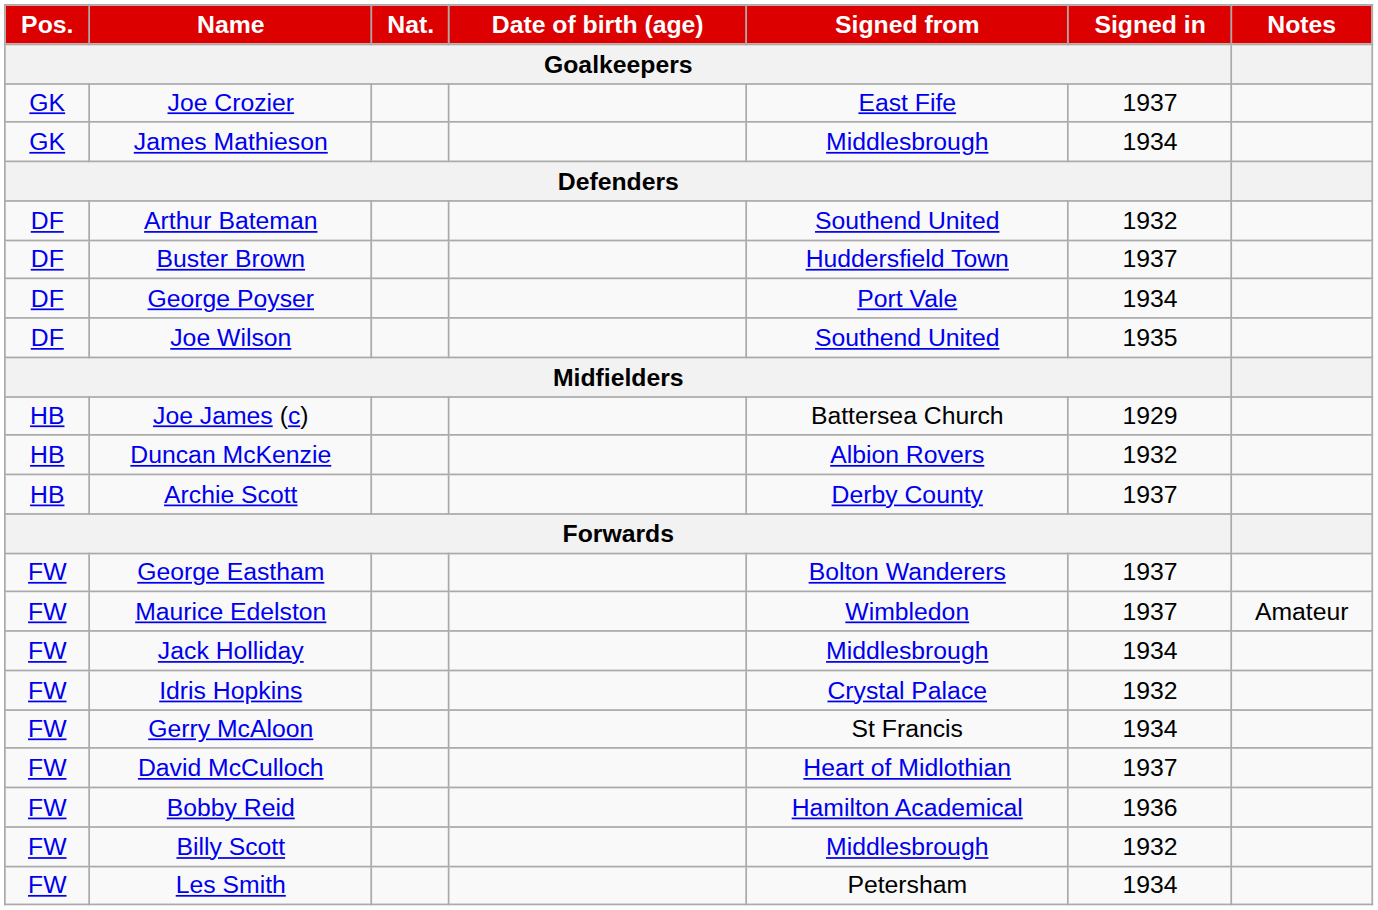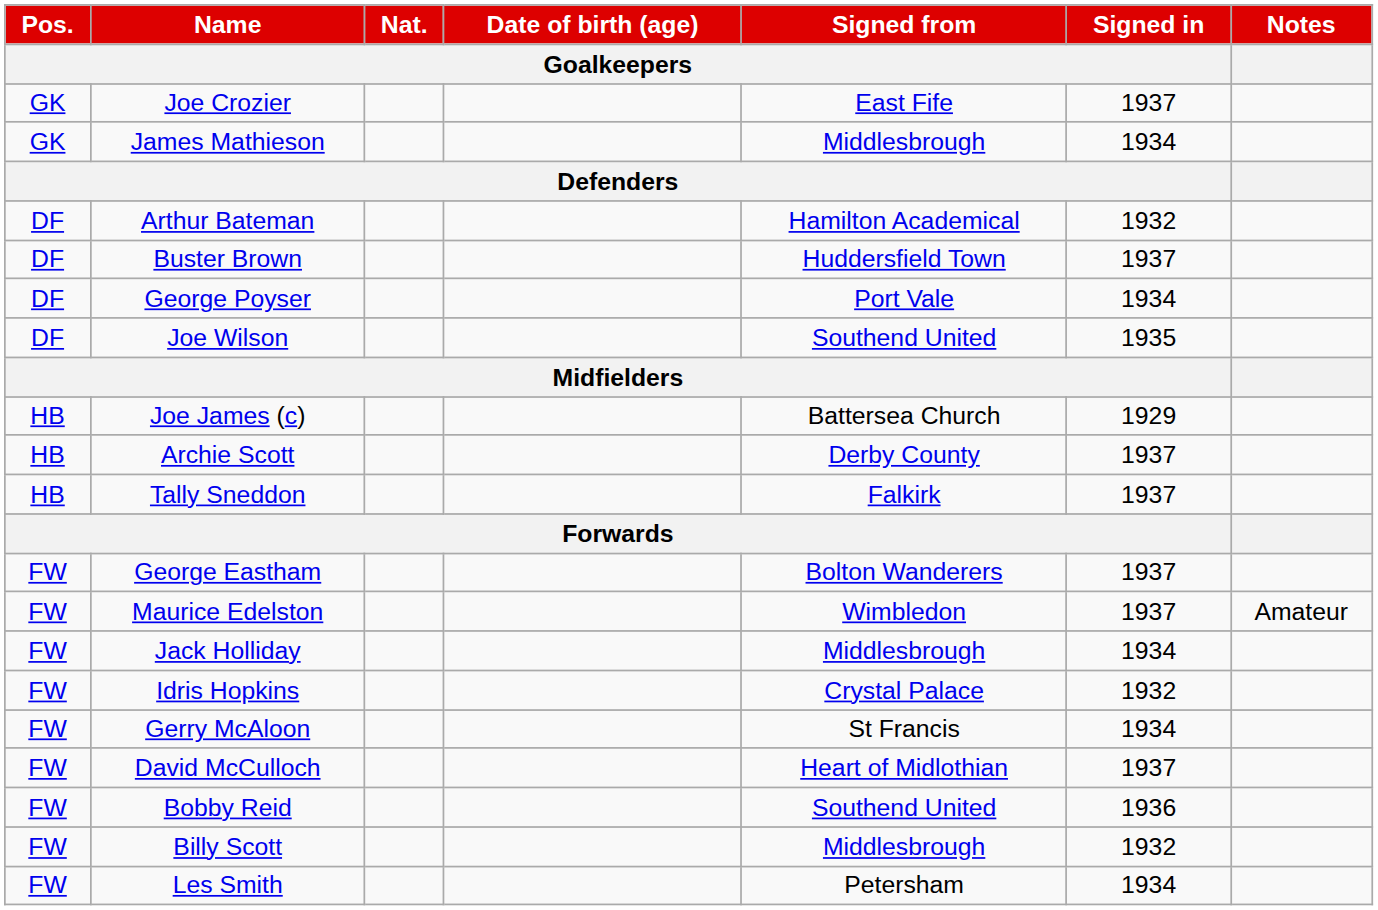(907, 220) Southend United -> (904, 220) Hamilton Academical
- row: (231, 455)
+ row: (228, 494)
(907, 807) Hamilton Academical -> (904, 807) Southend United
